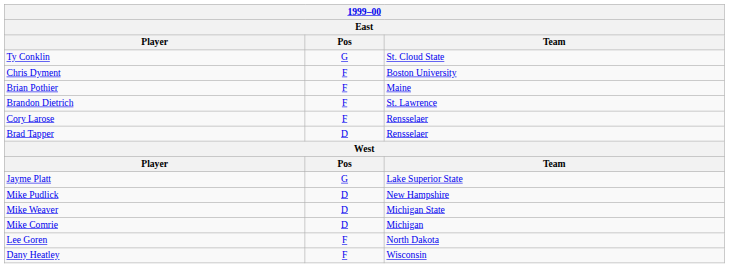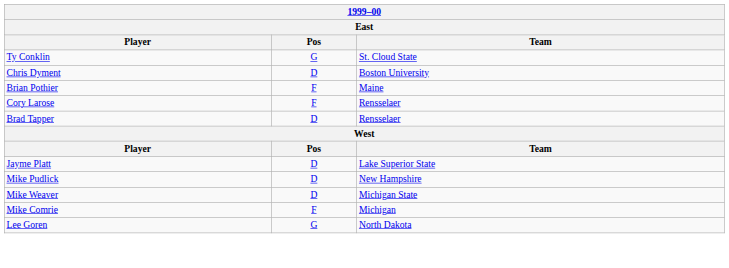(345, 73) F -> (314, 73) D
- row: (40, 103)
(345, 179) G -> (314, 164) D
(345, 225) D -> (314, 210) F
(345, 240) F -> (314, 225) G
- row: (33, 255)
